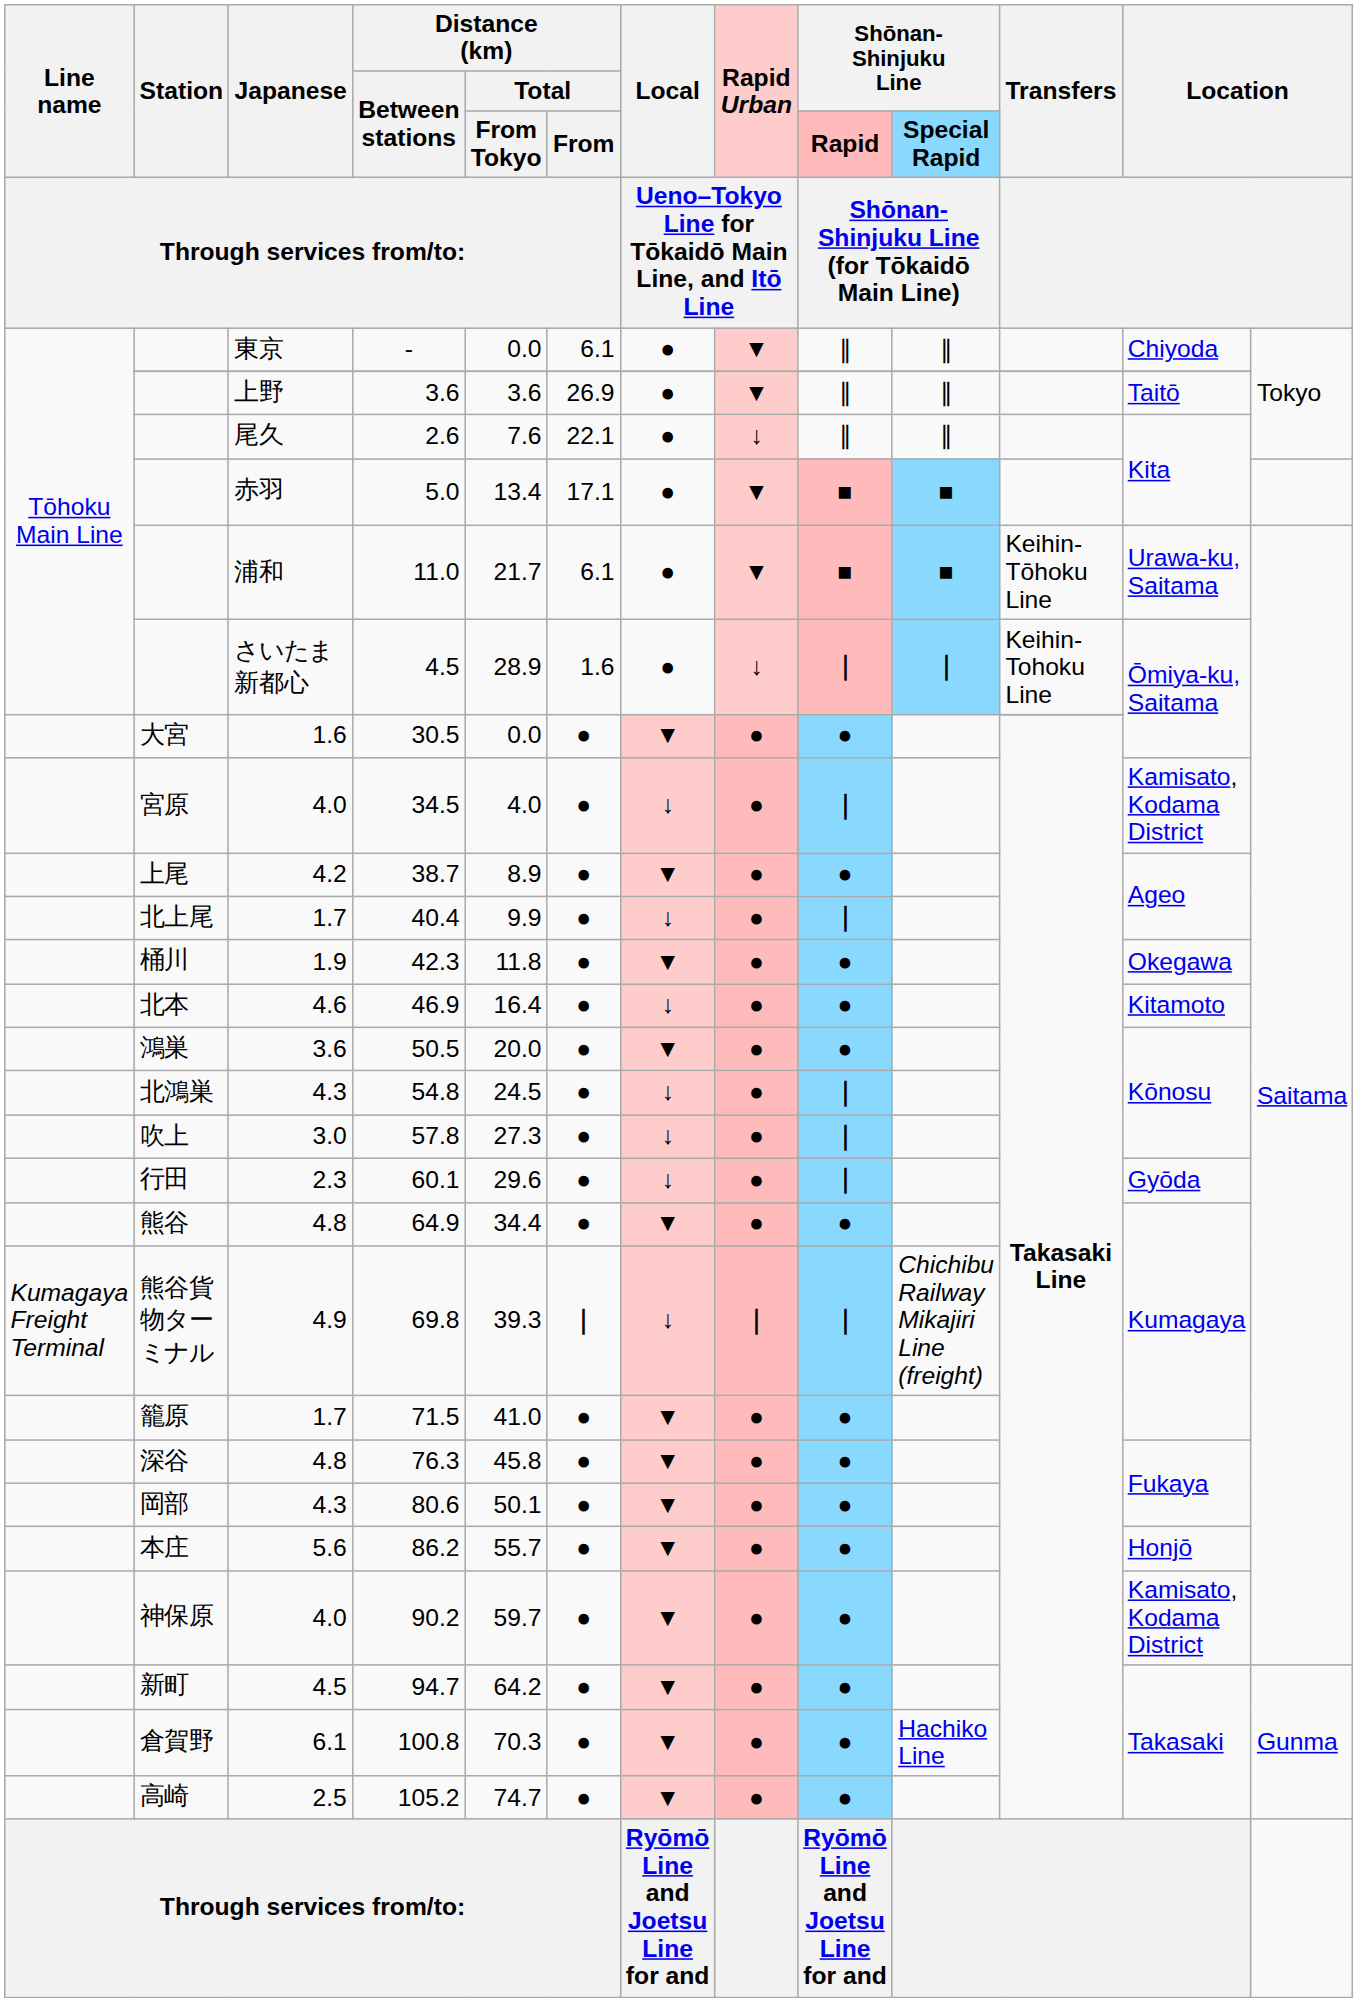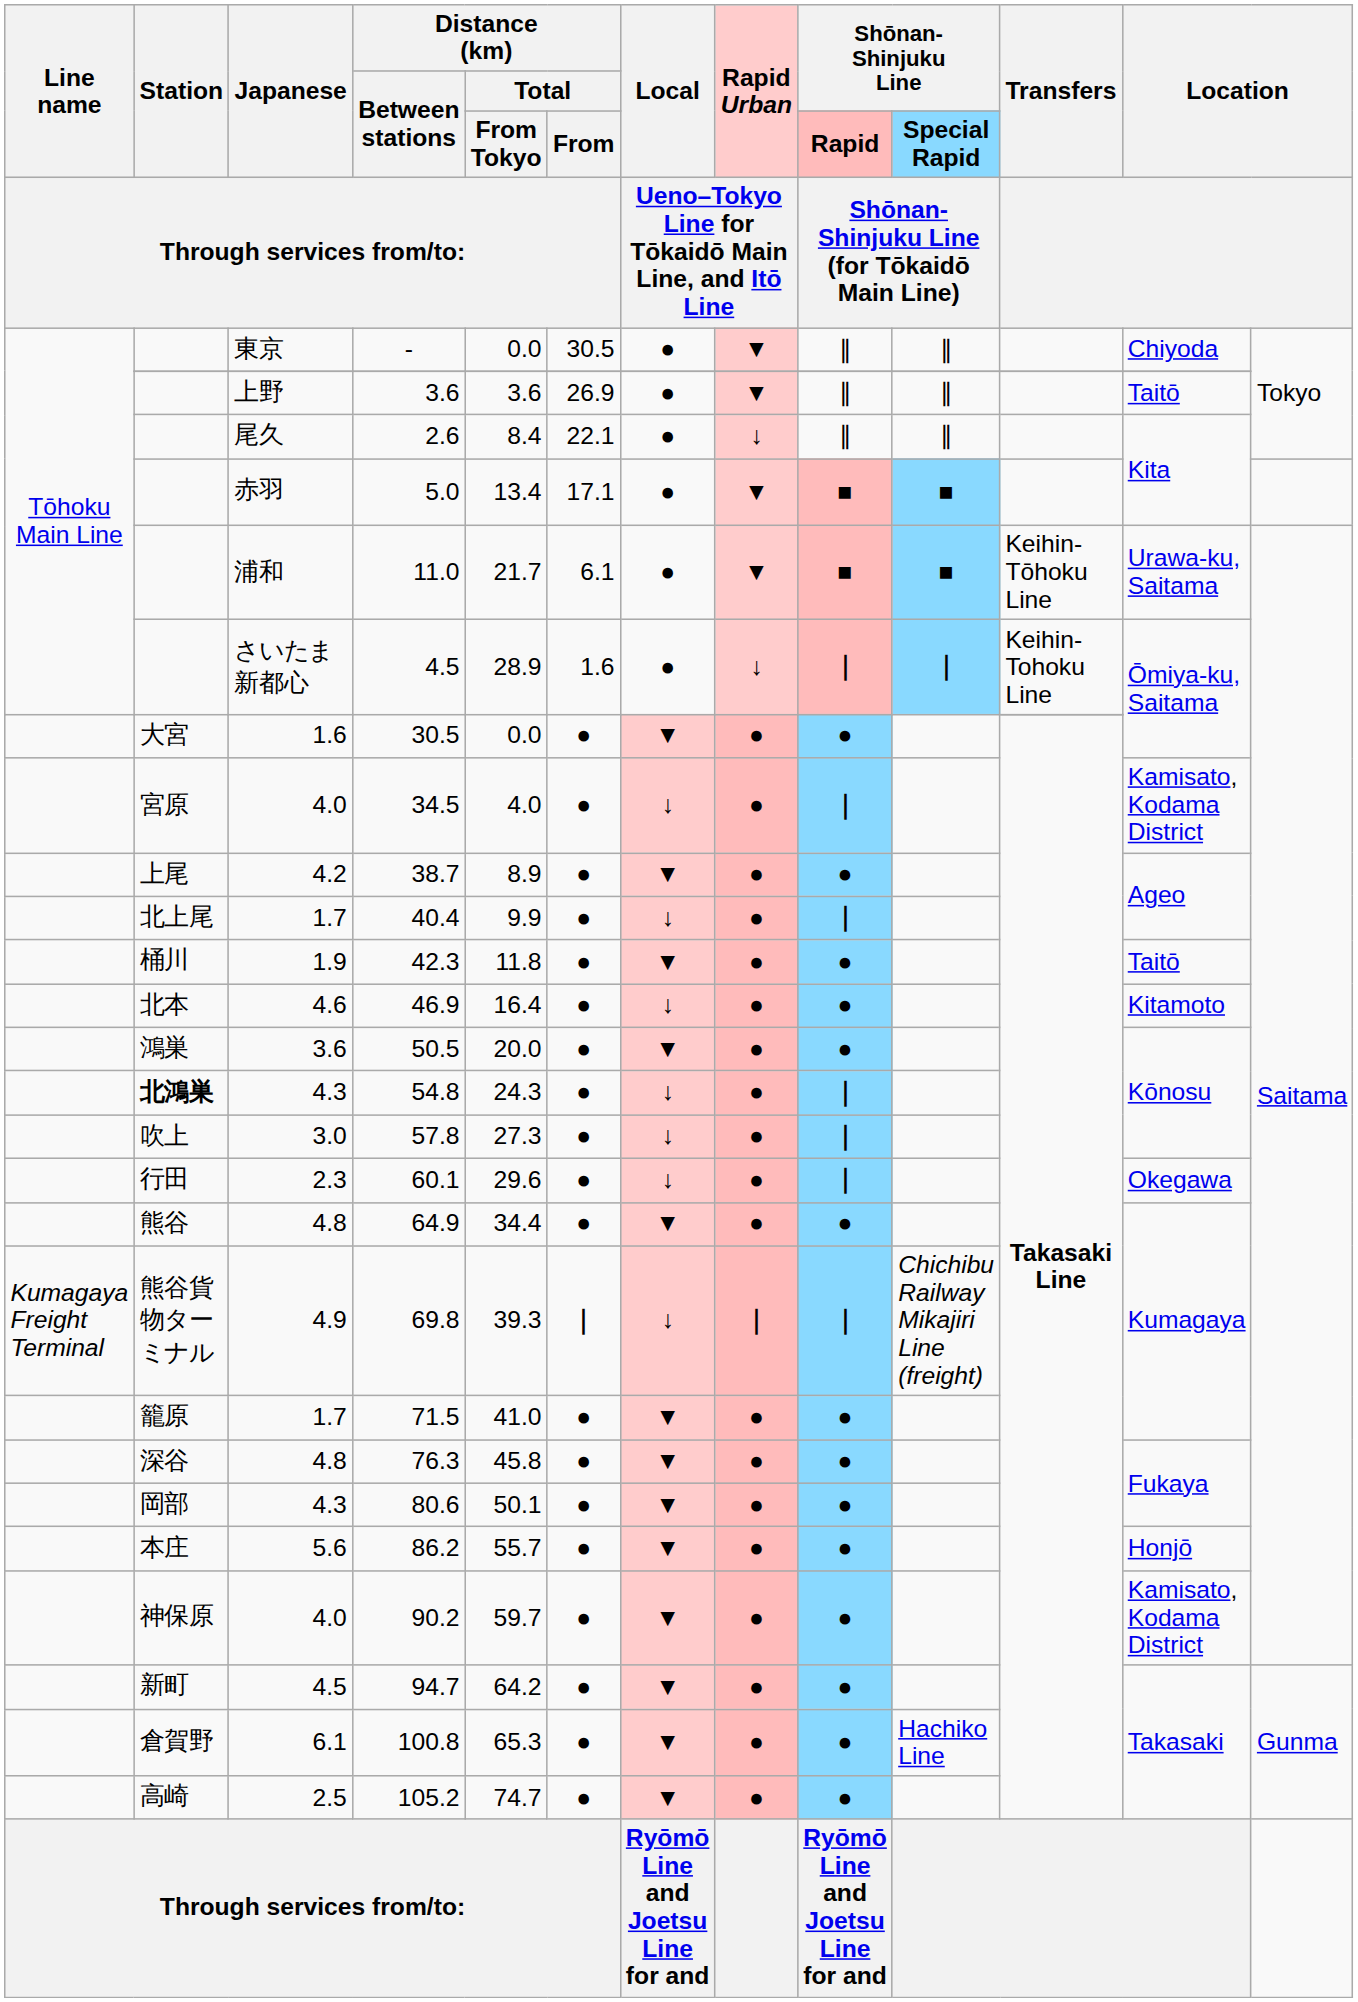(597, 348) 6.1 -> (591, 348) 30.5
(524, 436) 7.6 -> (524, 436) 8.4
(1180, 961) Okegawa -> (1154, 961) Taitō
(177, 1091) normal -> (177, 1091) bold
(518, 1092) 24.5 -> (518, 1092) 24.3
(1164, 1180) Gyōda -> (1180, 1180) Okegawa
(518, 1741) 70.3 -> (518, 1741) 65.3
